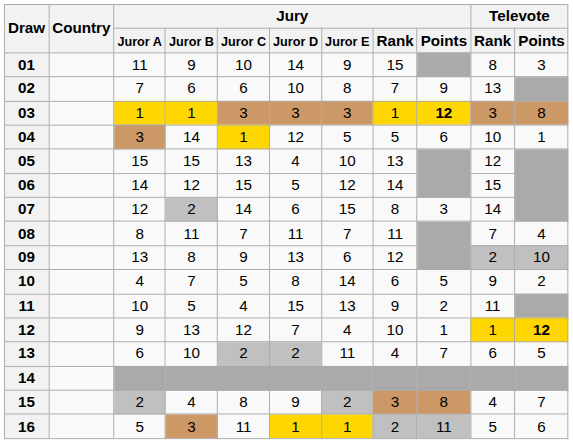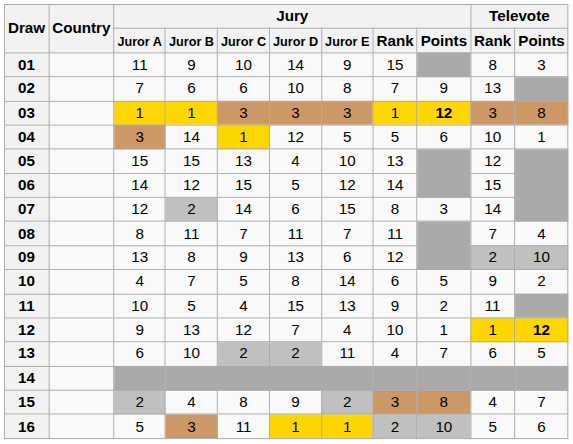(444, 426) 11 -> (444, 426) 10
